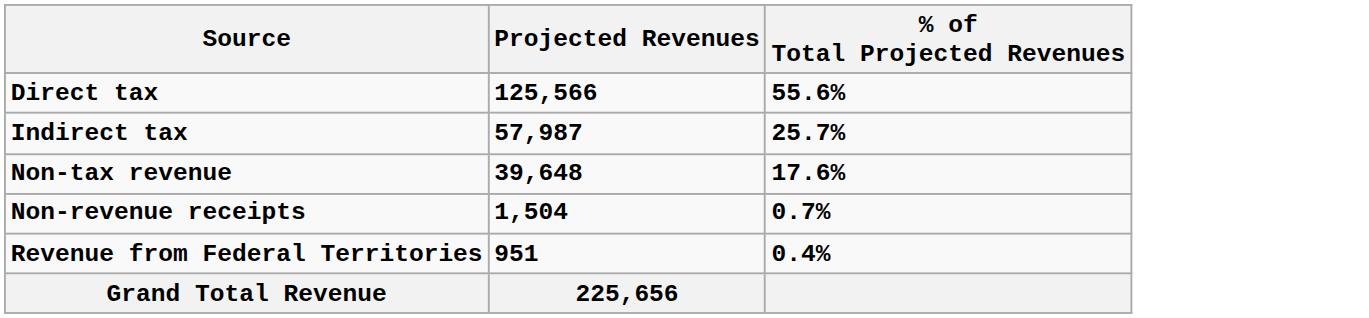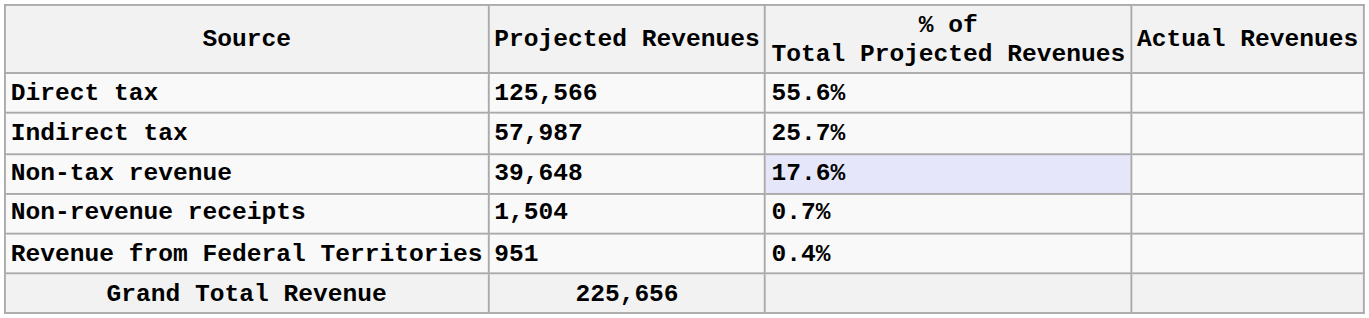+ column: (1248, 39)
(808, 173) no background -> (808, 173) lavender background
